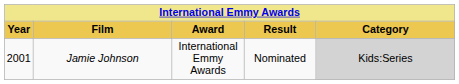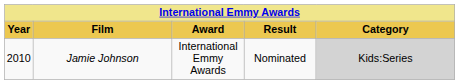(19, 59) 2001 -> (19, 59) 2010
